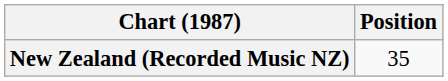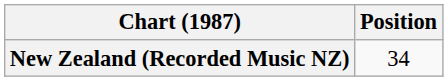(398, 57) 35 -> (398, 57) 34
